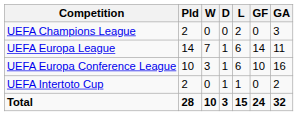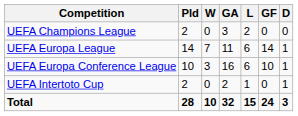columns swapped: (226, 13) <-> (282, 13)
